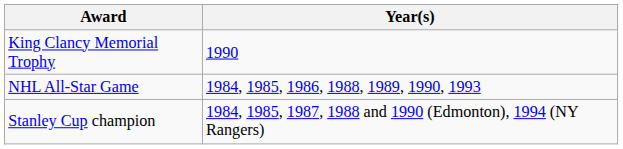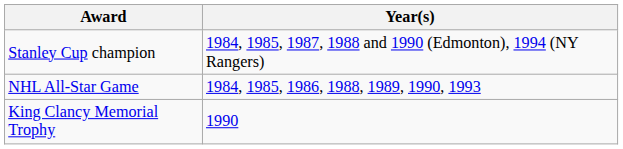rows swapped: (82, 121) <-> (83, 52)
